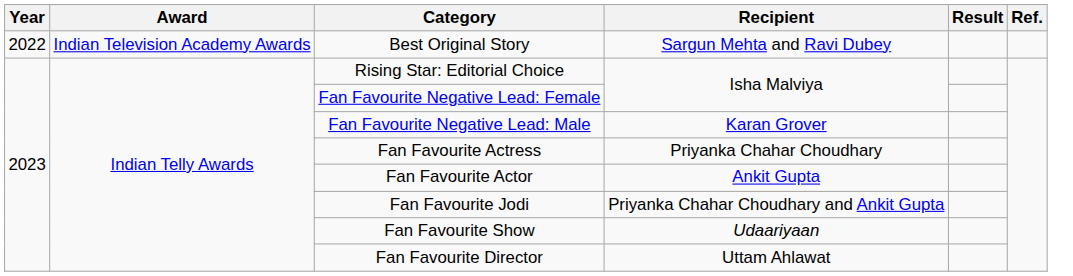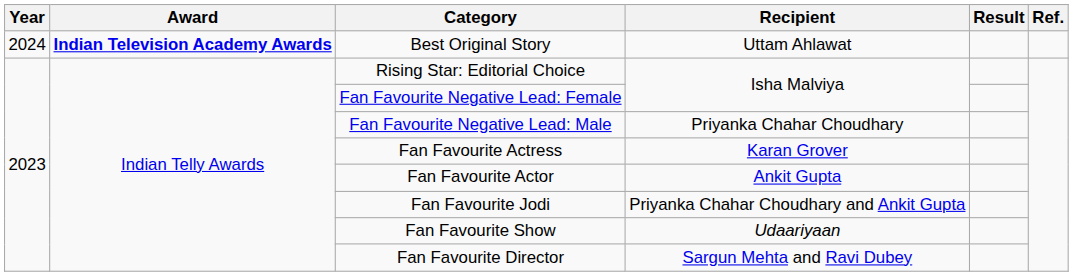(27, 44) 2022 -> (27, 44) 2024
(182, 44) normal -> (193, 44) bold
(776, 44) Sargun Mehta and Ravi Dubey -> (797, 44) Uttam Ahlawat
(776, 124) Karan Grover -> (797, 124) Priyanka Chahar Choudhary
(776, 151) Priyanka Chahar Choudhary -> (797, 151) Karan Grover
(776, 257) Uttam Ahlawat -> (797, 257) Sargun Mehta and Ravi Dubey
